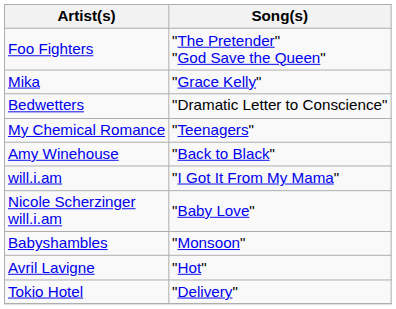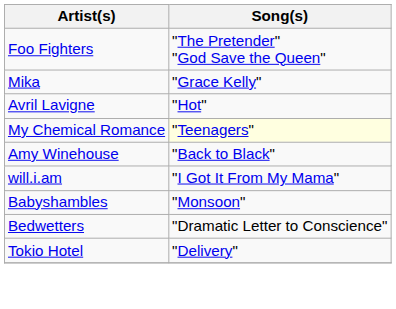rows swapped: (51, 267) <-> (46, 105)
(213, 130) no background -> (213, 130) lightyellow background
- row: (72, 210)
